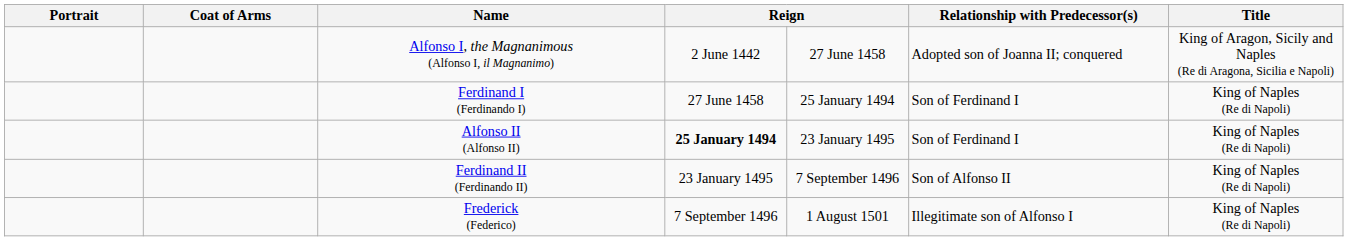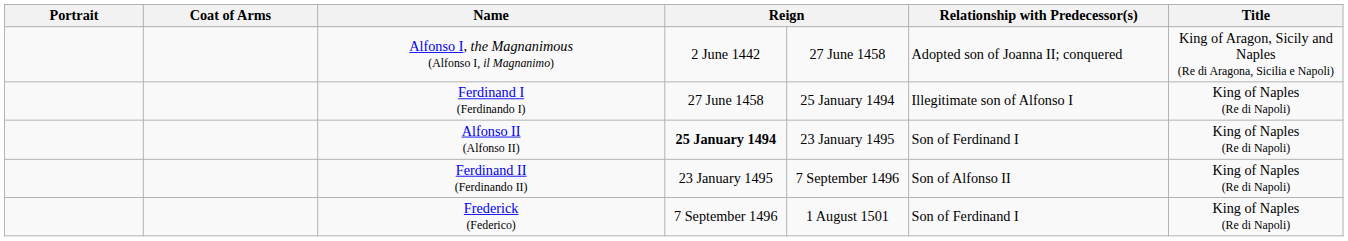(965, 101) Son of Ferdinand I -> (992, 101) Illegitimate son of Alfonso I
(992, 216) Illegitimate son of Alfonso I -> (965, 216) Son of Ferdinand I
